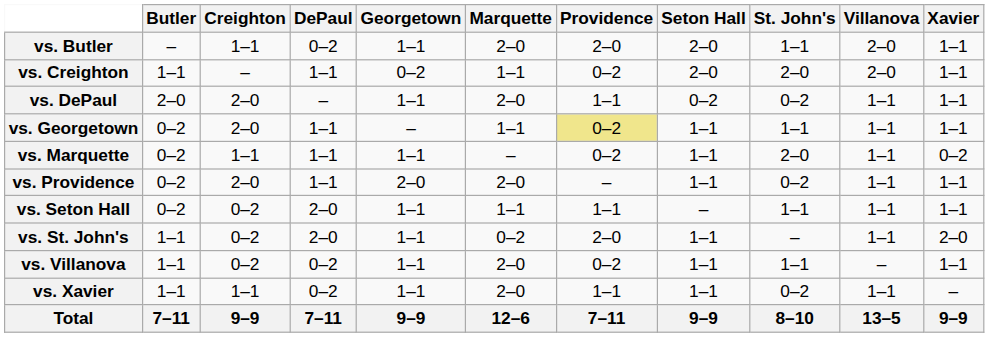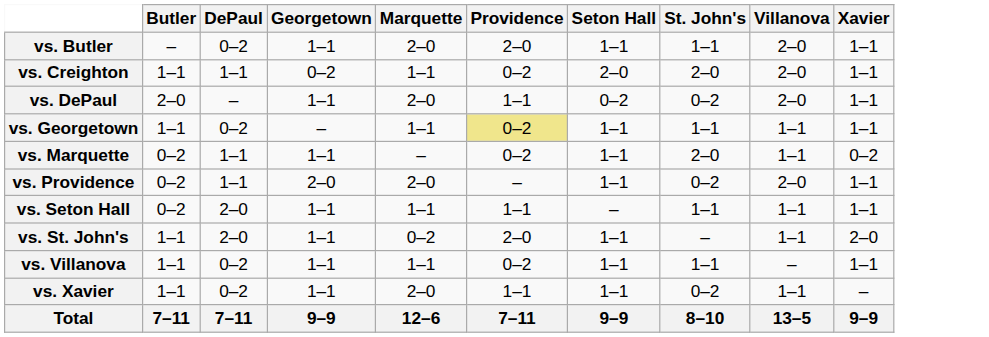- column: (245, 19)
(703, 46) 2–0 -> (614, 46) 1–1
(881, 101) 1–1 -> (792, 101) 2–0
(171, 128) 0–2 -> (171, 128) 1–1
(323, 128) 1–1 -> (234, 128) 0–2
(881, 182) 1–1 -> (792, 182) 2–0
(511, 264) 2–0 -> (421, 264) 1–1
